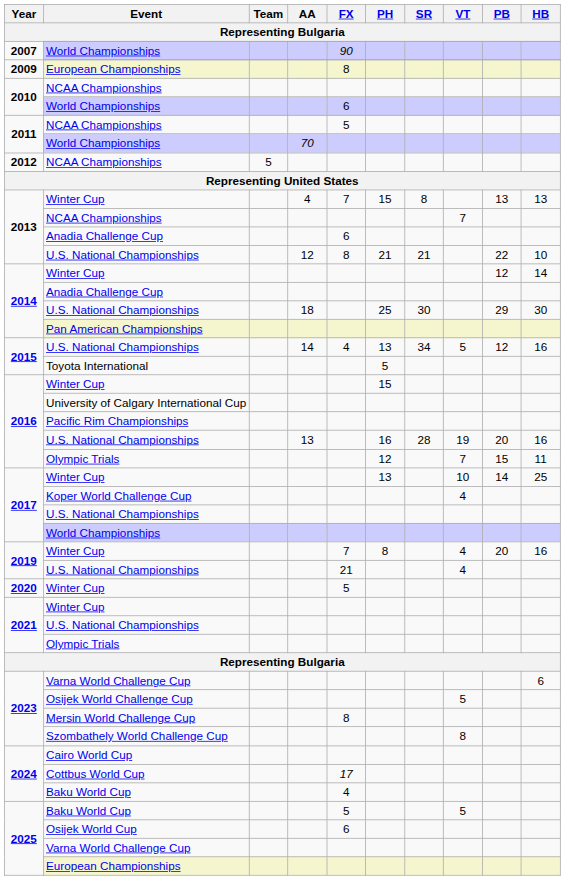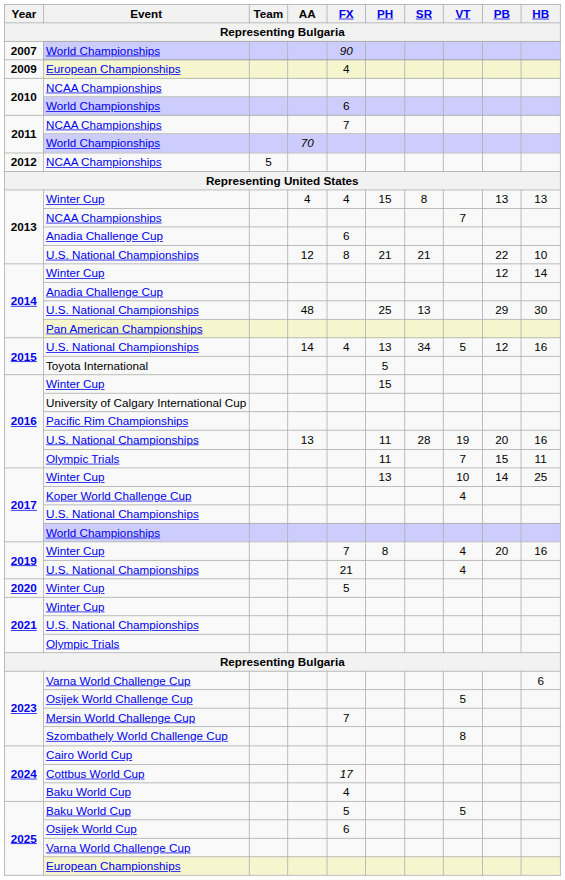(346, 69) 8 -> (346, 69) 4
(346, 125) 5 -> (346, 125) 7
(346, 199) 7 -> (346, 199) 4
(307, 310) 18 -> (307, 310) 48
(424, 310) 30 -> (424, 310) 13
(385, 440) 16 -> (385, 440) 11
(385, 459) 12 -> (385, 459) 11
(346, 718) 8 -> (346, 718) 7
